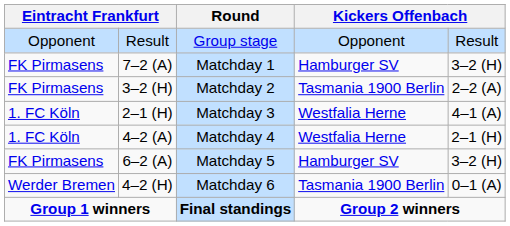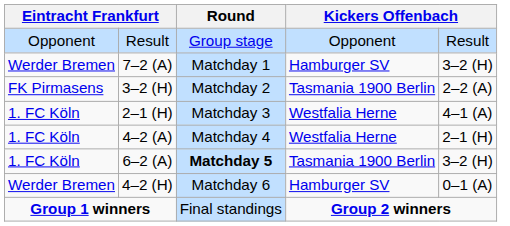(56, 64) FK Pirmasens -> (61, 64) Werder Bremen
(56, 161) FK Pirmasens -> (44, 161) 1. FC Köln
(235, 161) normal -> (231, 161) bold
(348, 161) Hamburger SV -> (362, 161) Tasmania 1900 Berlin
(371, 185) Tasmania 1900 Berlin -> (339, 185) Hamburger SV
(235, 209) bold -> (231, 209) normal
